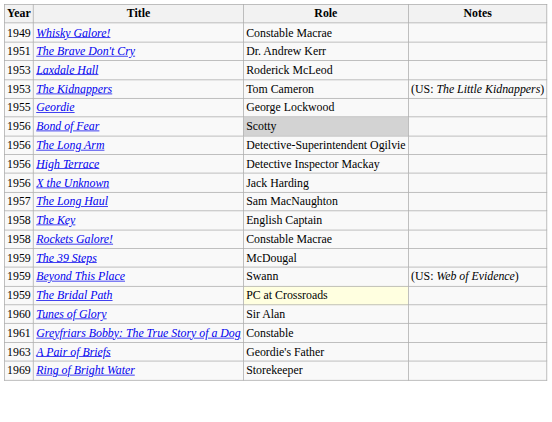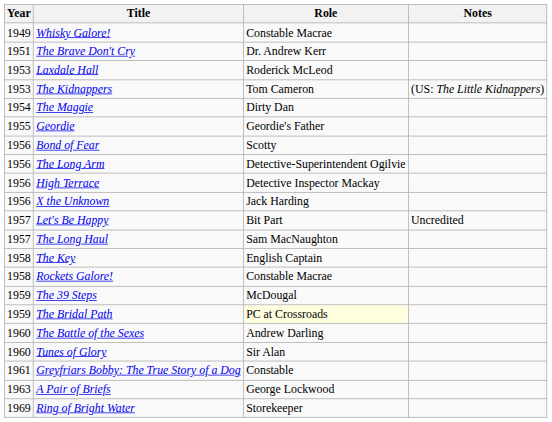+ row: (65, 107)
(290, 107) George Lockwood -> (285, 126) Geordie's Father
(261, 126) lightgrey background -> (261, 145) no background
+ row: (72, 220)
- row: (81, 276)
+ row: (90, 333)
(285, 351) Geordie's Father -> (290, 389) George Lockwood
